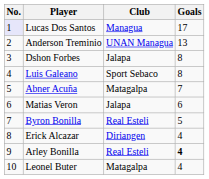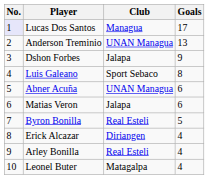(180, 58) 8 -> (180, 58) 9
(127, 89) Matagalpa -> (140, 89) UNAN Managua
(180, 89) 7 -> (180, 89) 6
(180, 151) bold -> (180, 151) normal
